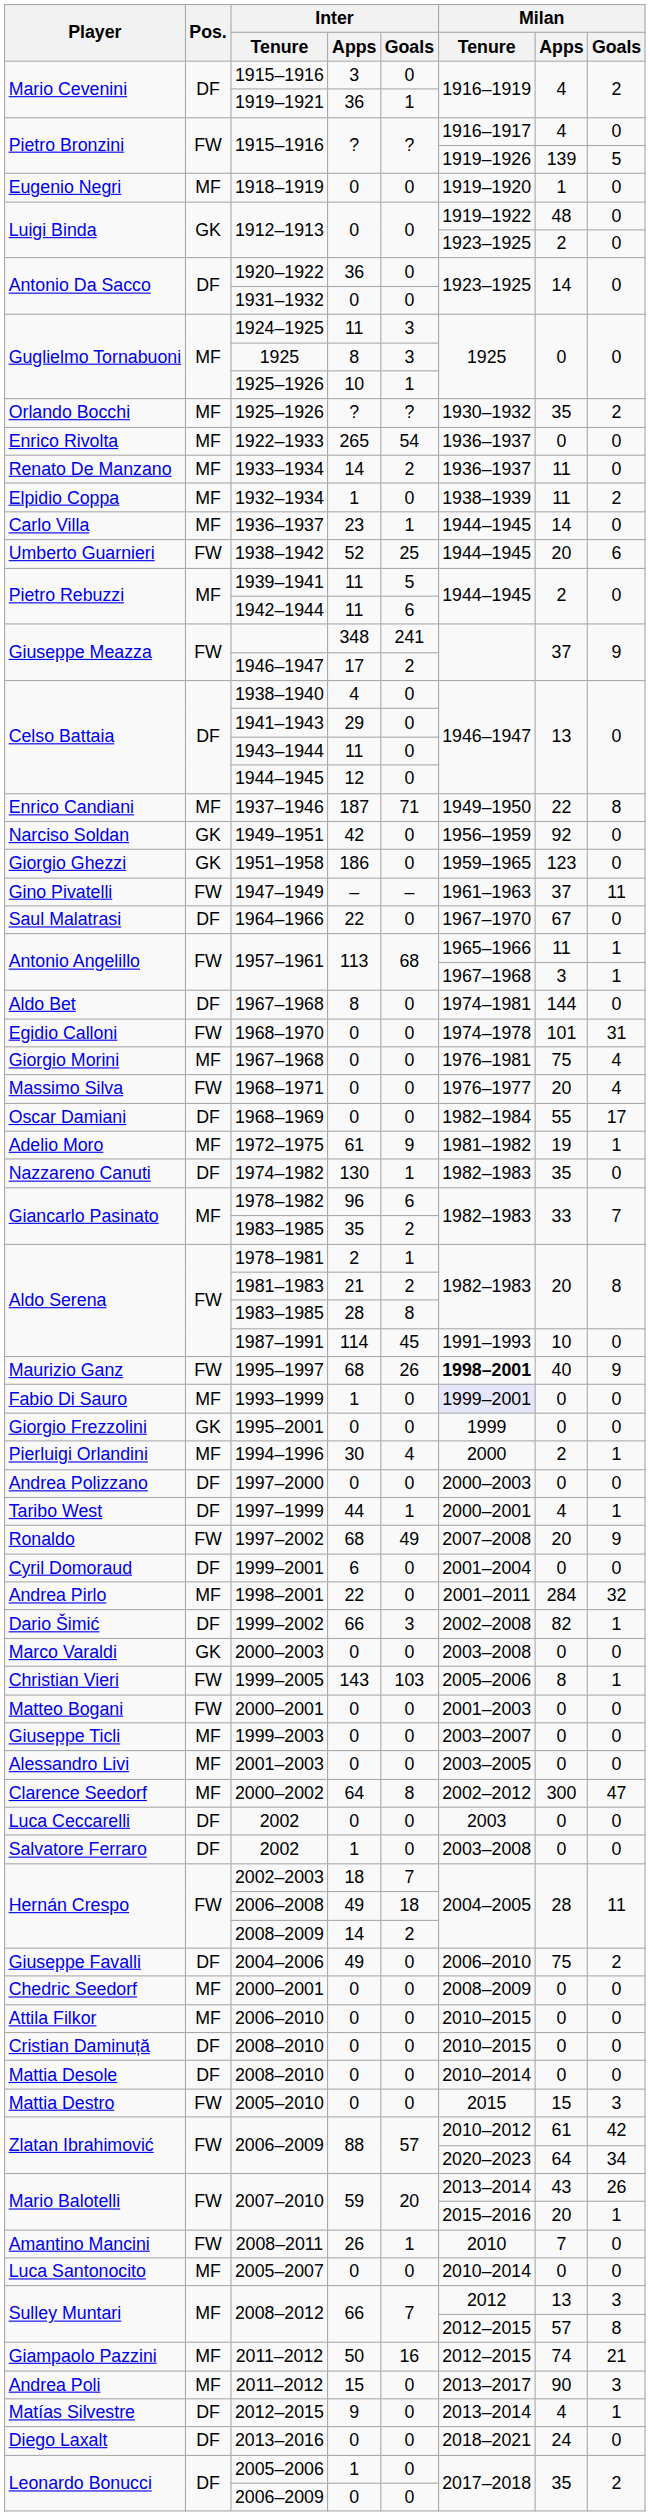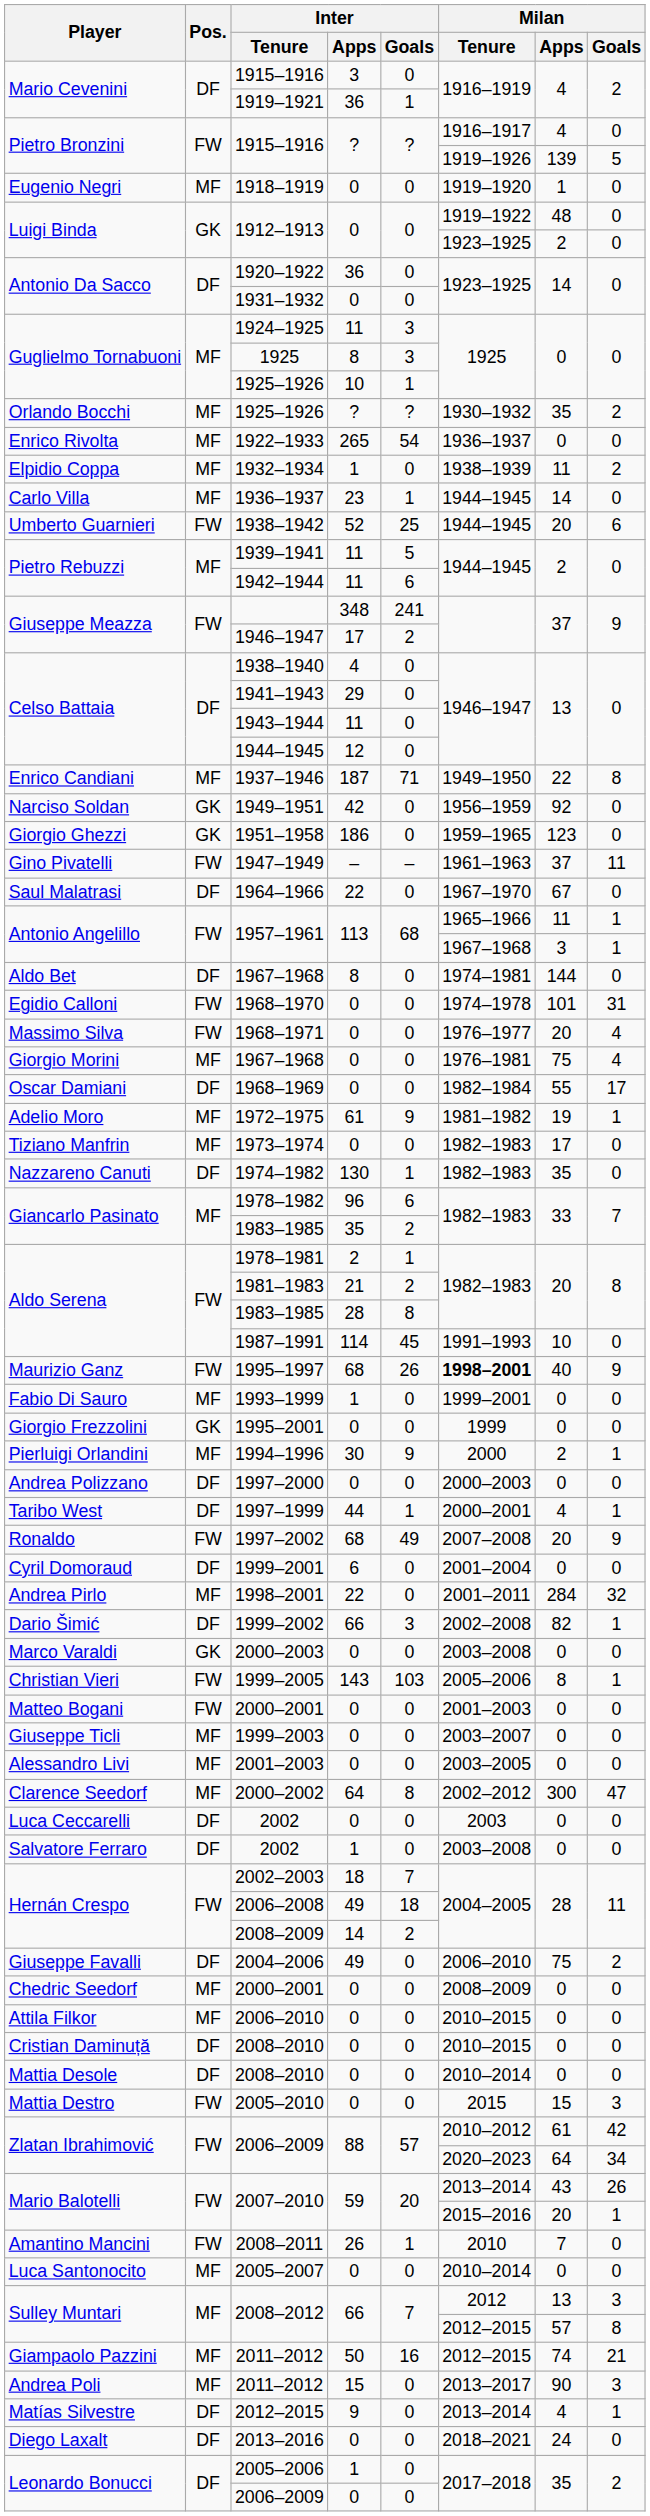- row: (90, 469)
rows swapped: (66, 1088) <-> (64, 1060)
+ row: (69, 1145)
(487, 1398) lavender background -> (487, 1398) no background
(409, 1455) 4 -> (409, 1455) 9
